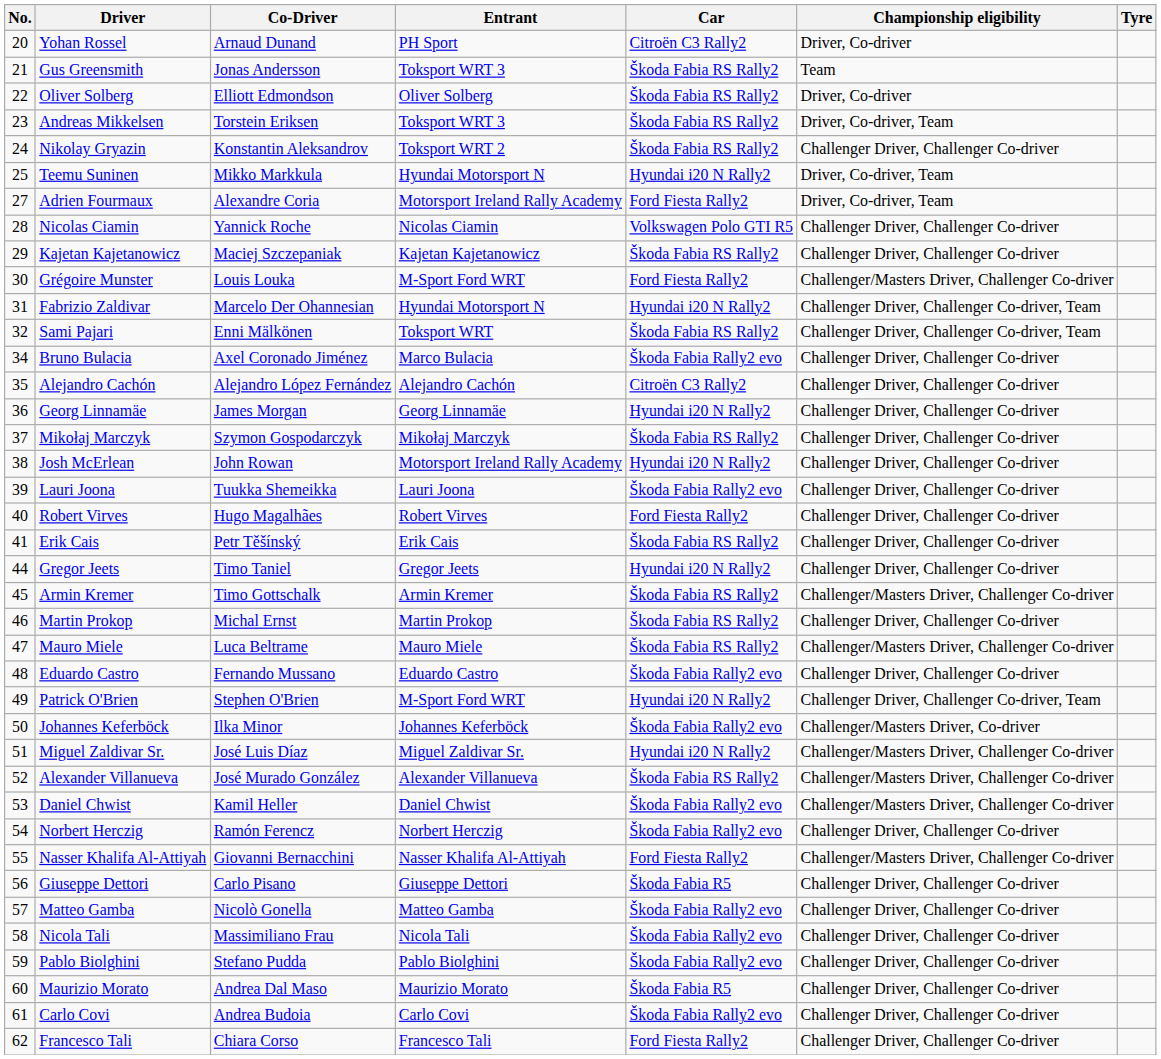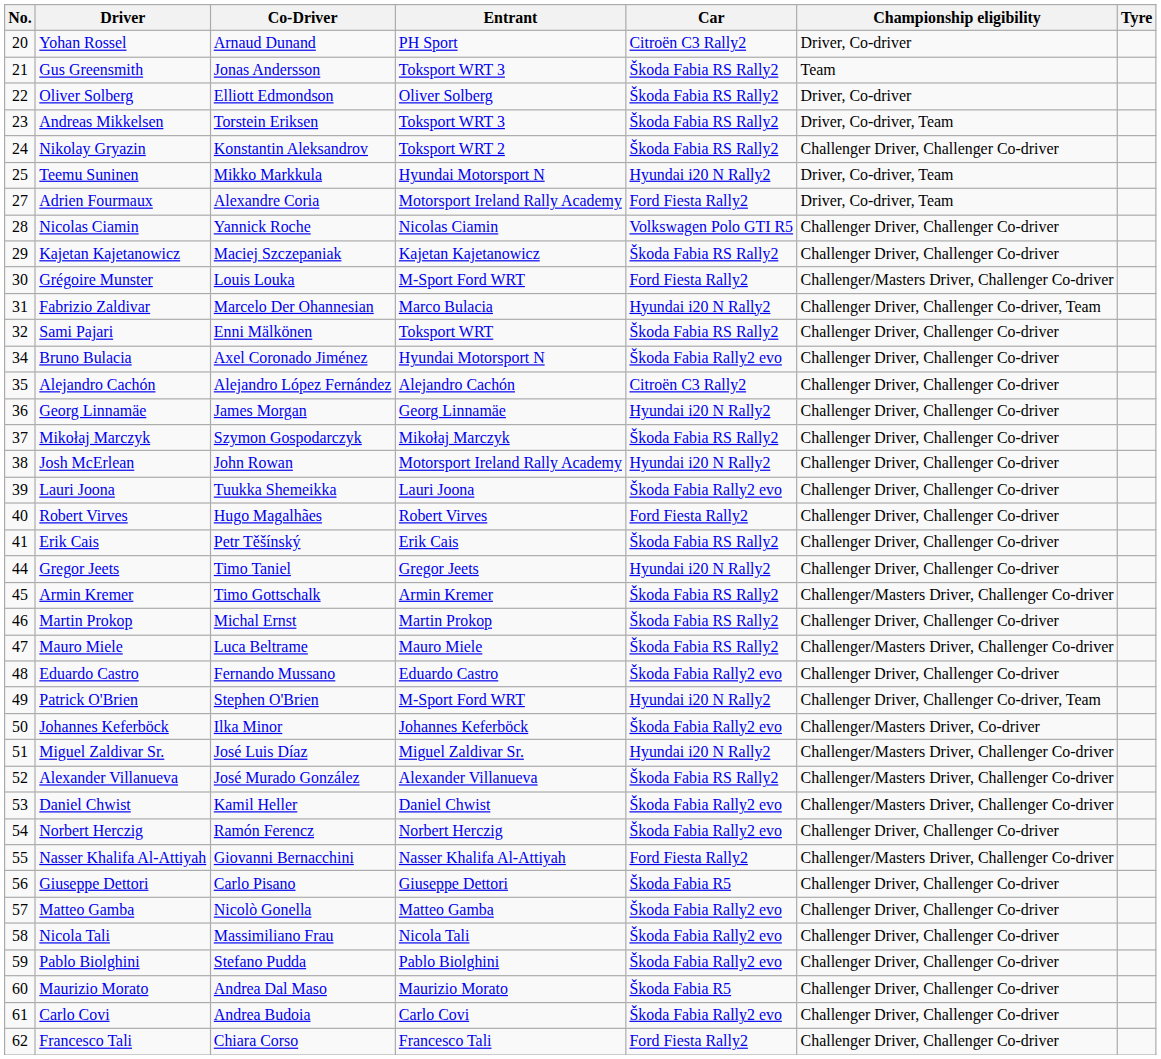(472, 305) Hyundai Motorsport N -> (446, 305) Marco Bulacia
(951, 332) Challenger Driver, Challenger Co-driver, Team -> (930, 332) Challenger Driver, Challenger Co-driver
(446, 358) Marco Bulacia -> (472, 358) Hyundai Motorsport N
